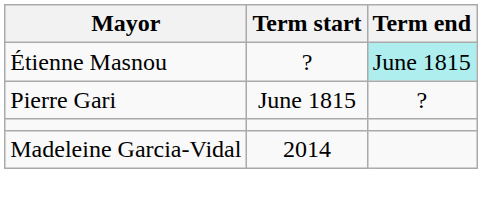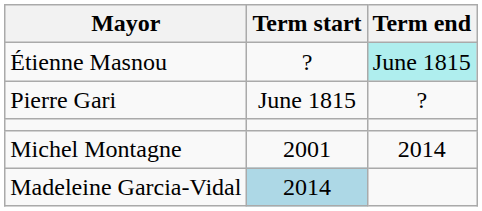+ row: (96, 148)
(307, 148) no background -> (307, 186) lightblue background
